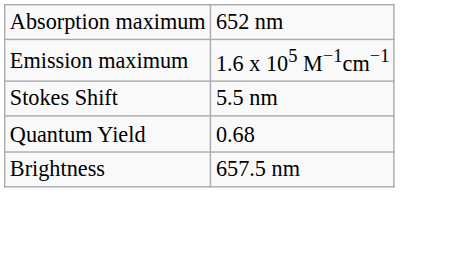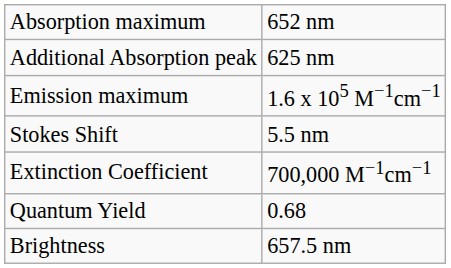+ row: (133, 57)
+ row: (109, 172)
